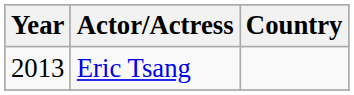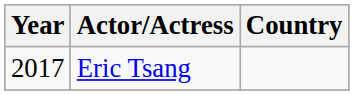(38, 68) 2013 -> (38, 68) 2017
